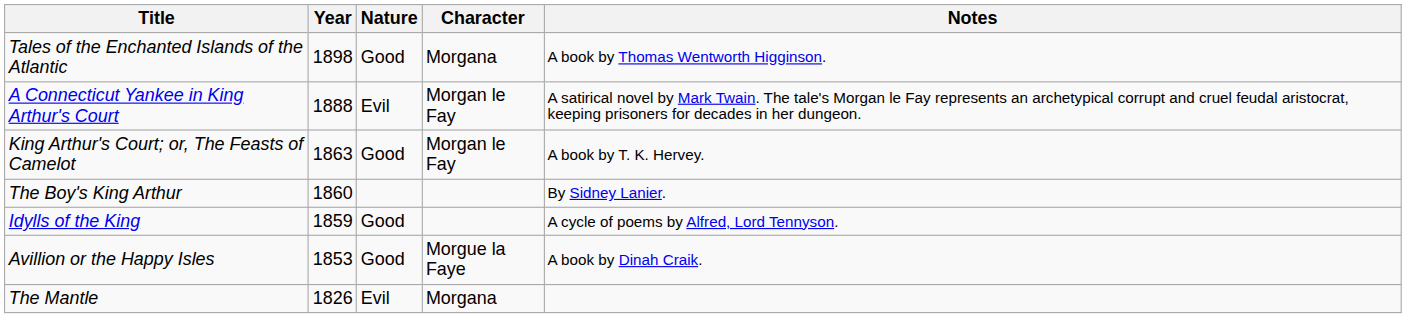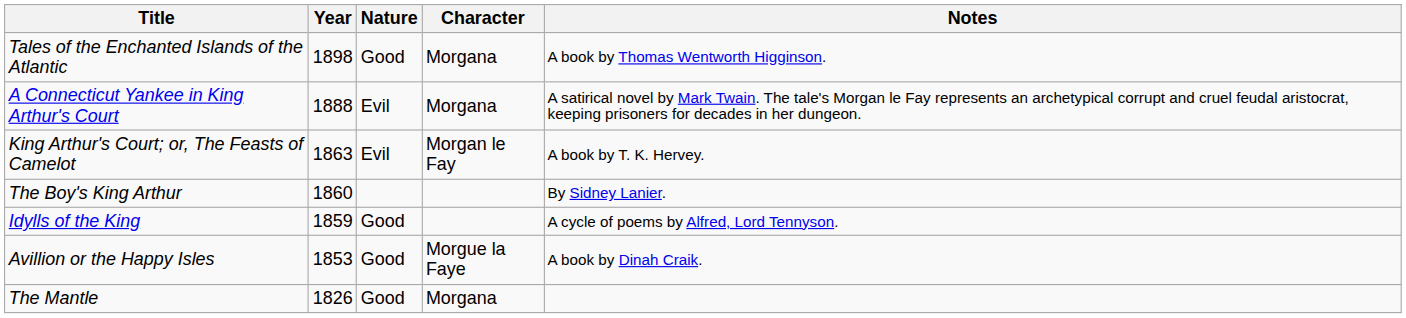(466, 105) Morgan le Fay -> (461, 105) Morgana
(383, 154) Good -> (375, 154) Evil
(375, 298) Evil -> (383, 298) Good
